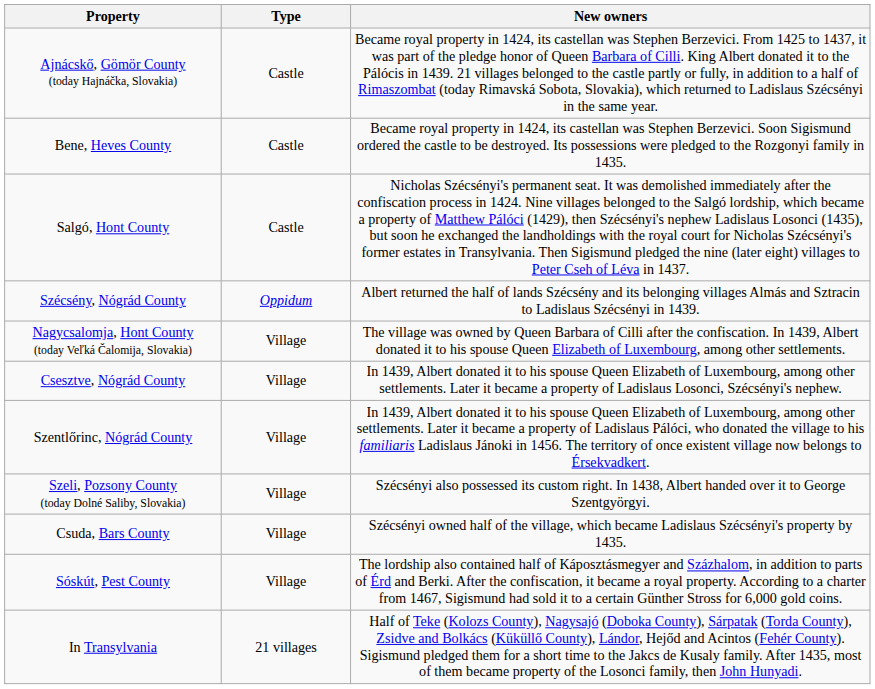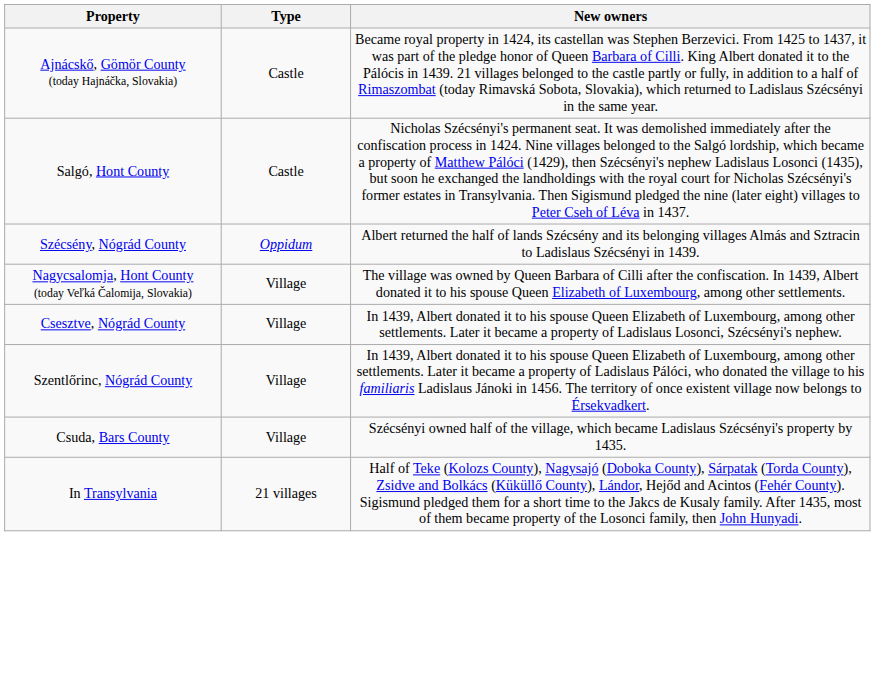- row: (113, 146)
- row: (113, 494)
- row: (113, 582)
